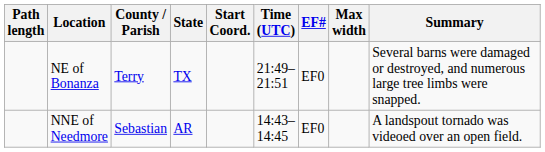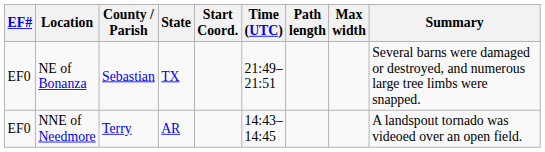columns swapped: (314, 23) <-> (26, 23)
(129, 75) Terry -> (128, 75) Sebastian
(141, 128) Sebastian -> (117, 128) Terry
